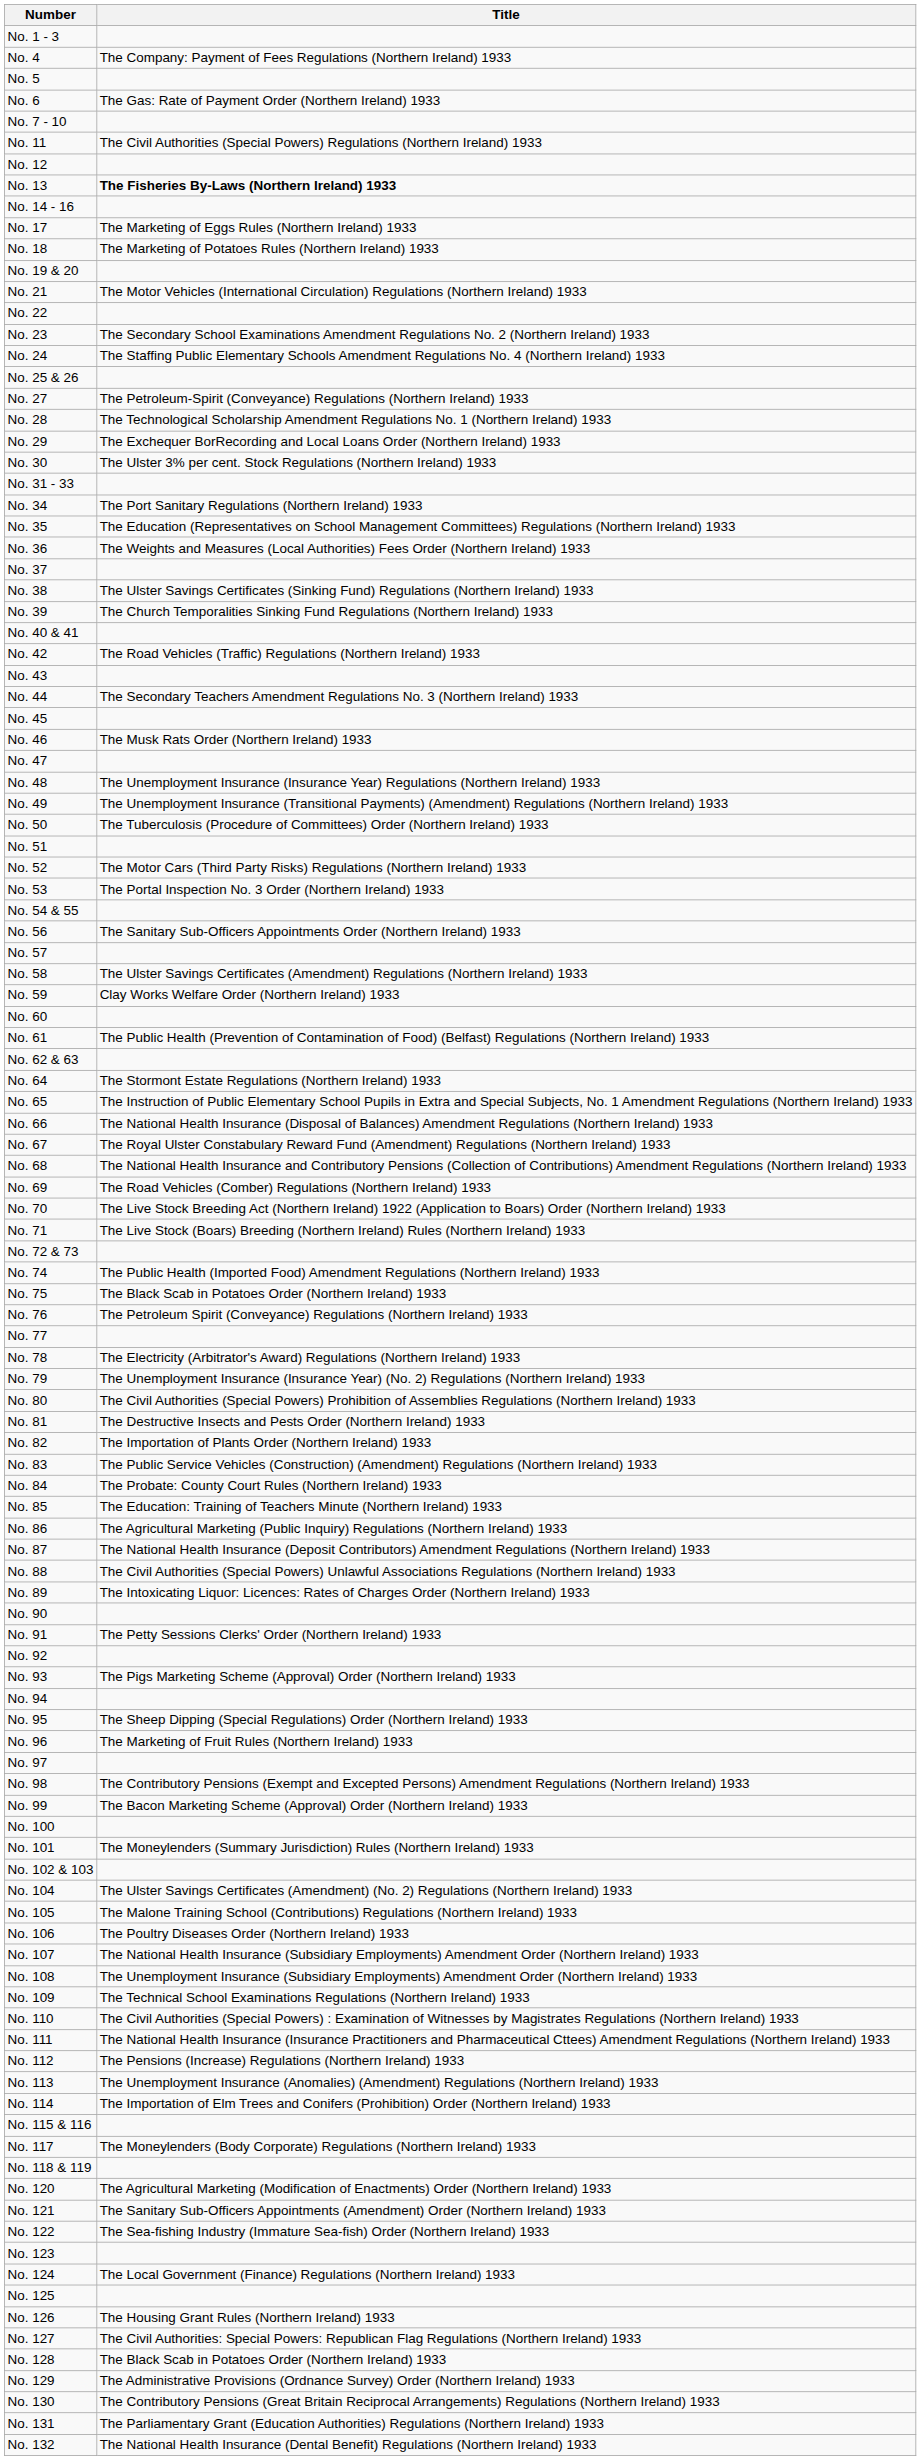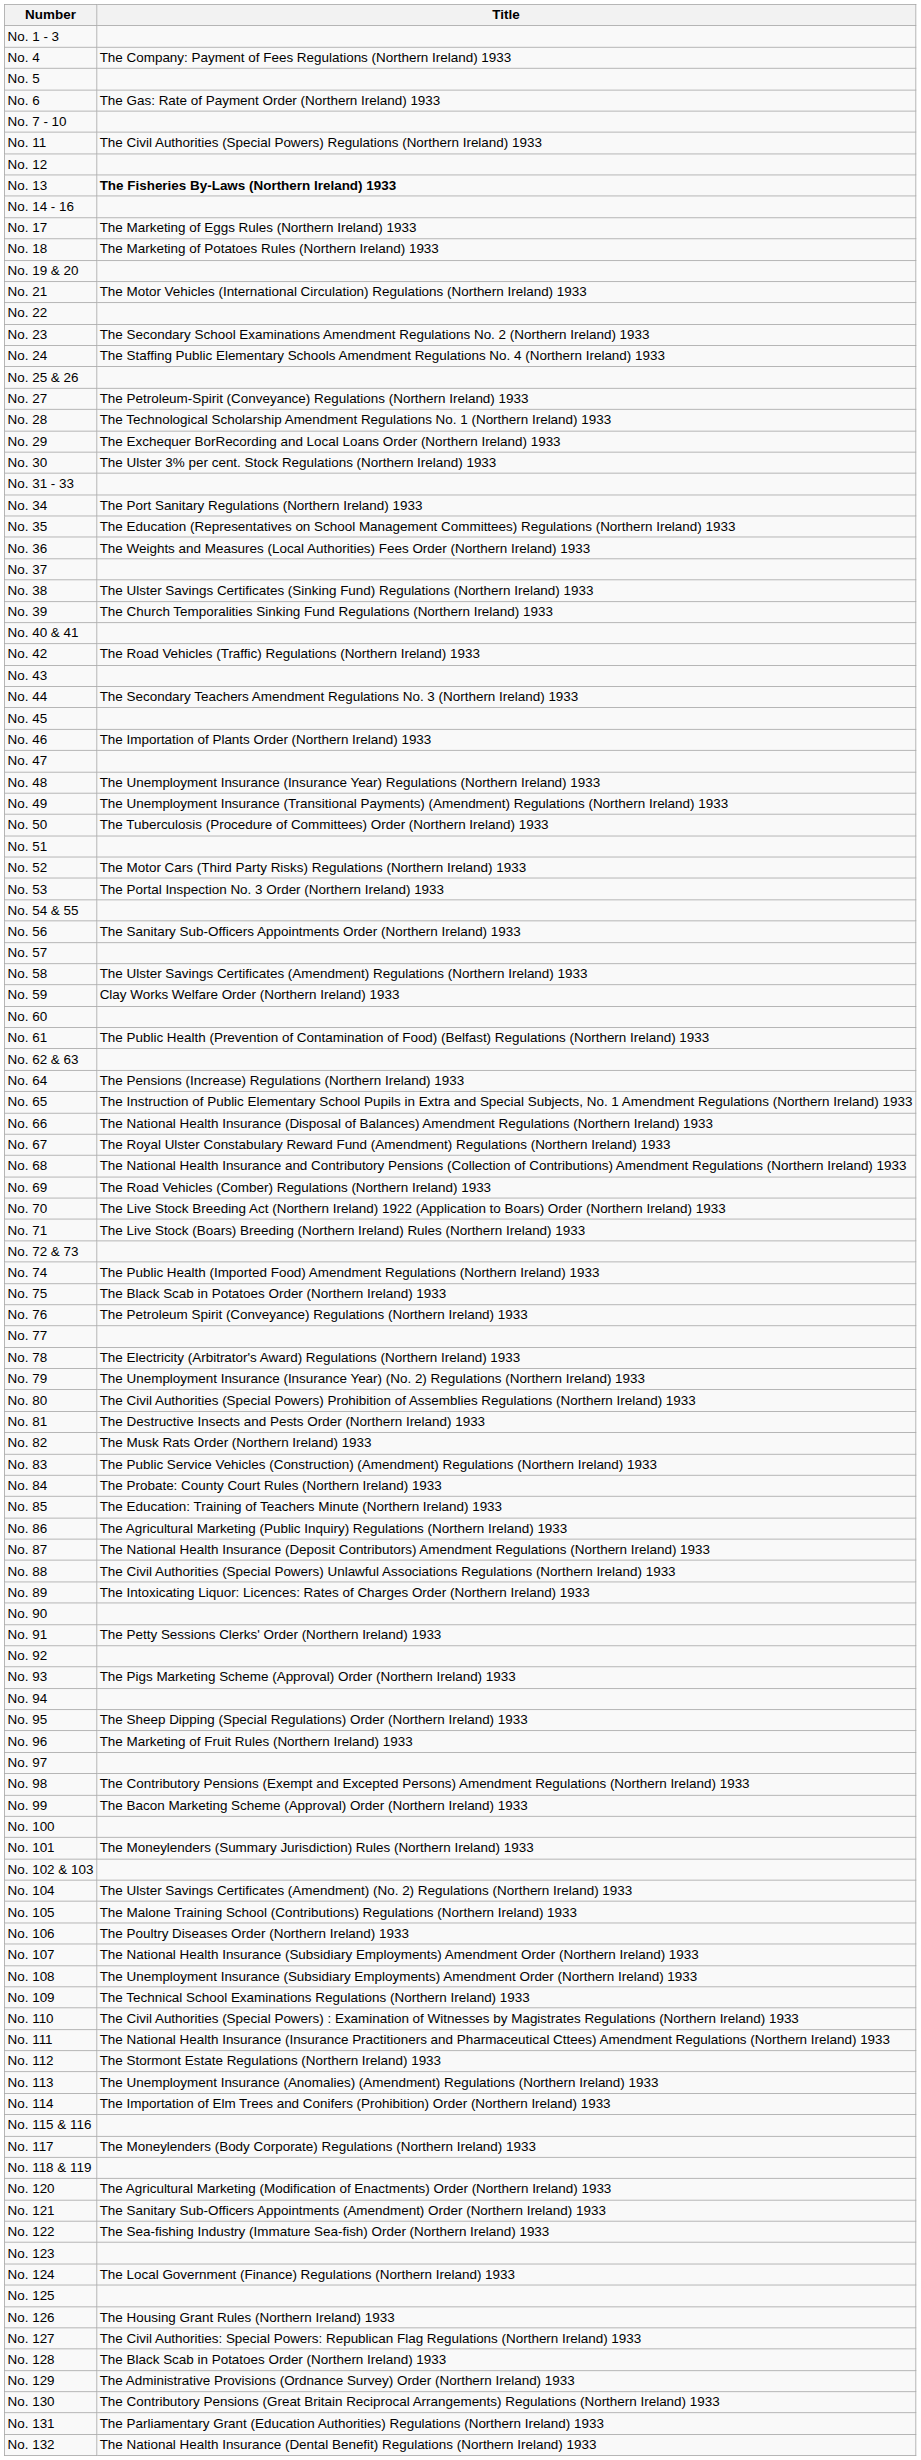(236, 739) The Musk Rats Order (Northern Ireland) 1933 -> (265, 739) The Importation of Plants Order (Northern Ireland) 1933
(270, 1080) The Stormont Estate Regulations (Northern Ireland) 1933 -> (282, 1080) The Pensions (Increase) Regulations (Northern Ireland) 1933
(265, 1443) The Importation of Plants Order (Northern Ireland) 1933 -> (236, 1443) The Musk Rats Order (Northern Ireland) 1933
(282, 2061) The Pensions (Increase) Regulations (Northern Ireland) 1933 -> (270, 2061) The Stormont Estate Regulations (Northern Ireland) 1933
